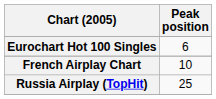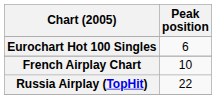(185, 84) 25 -> (185, 84) 22
